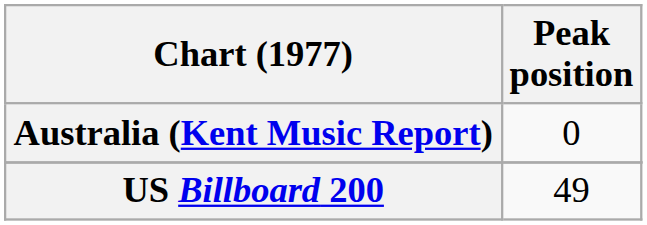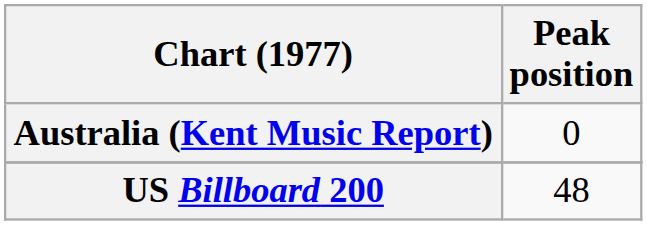(571, 190) 49 -> (571, 190) 48
